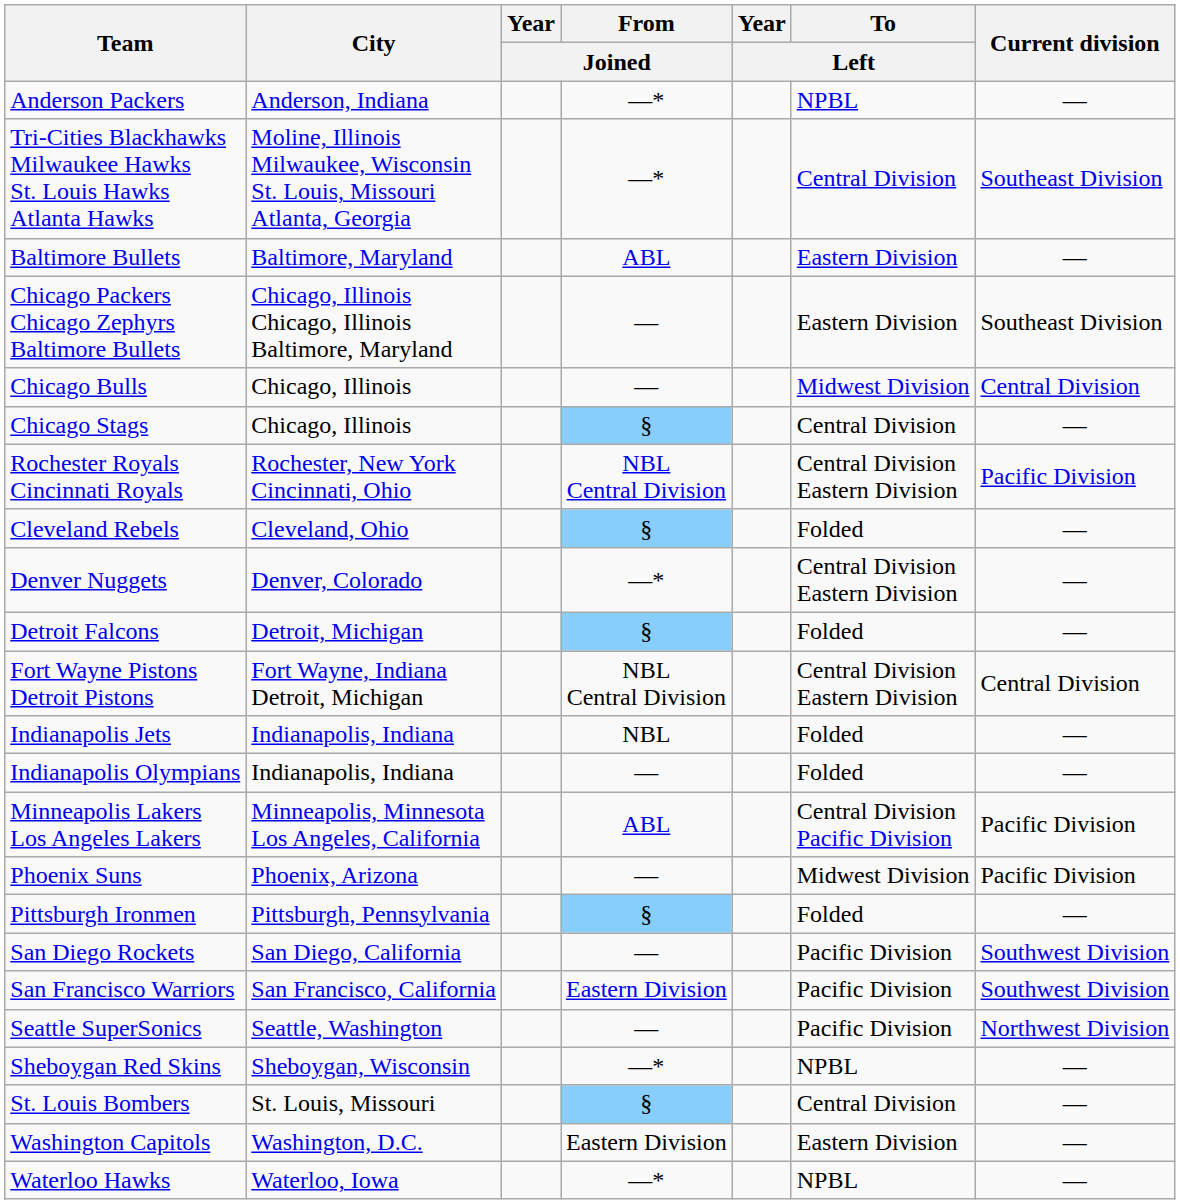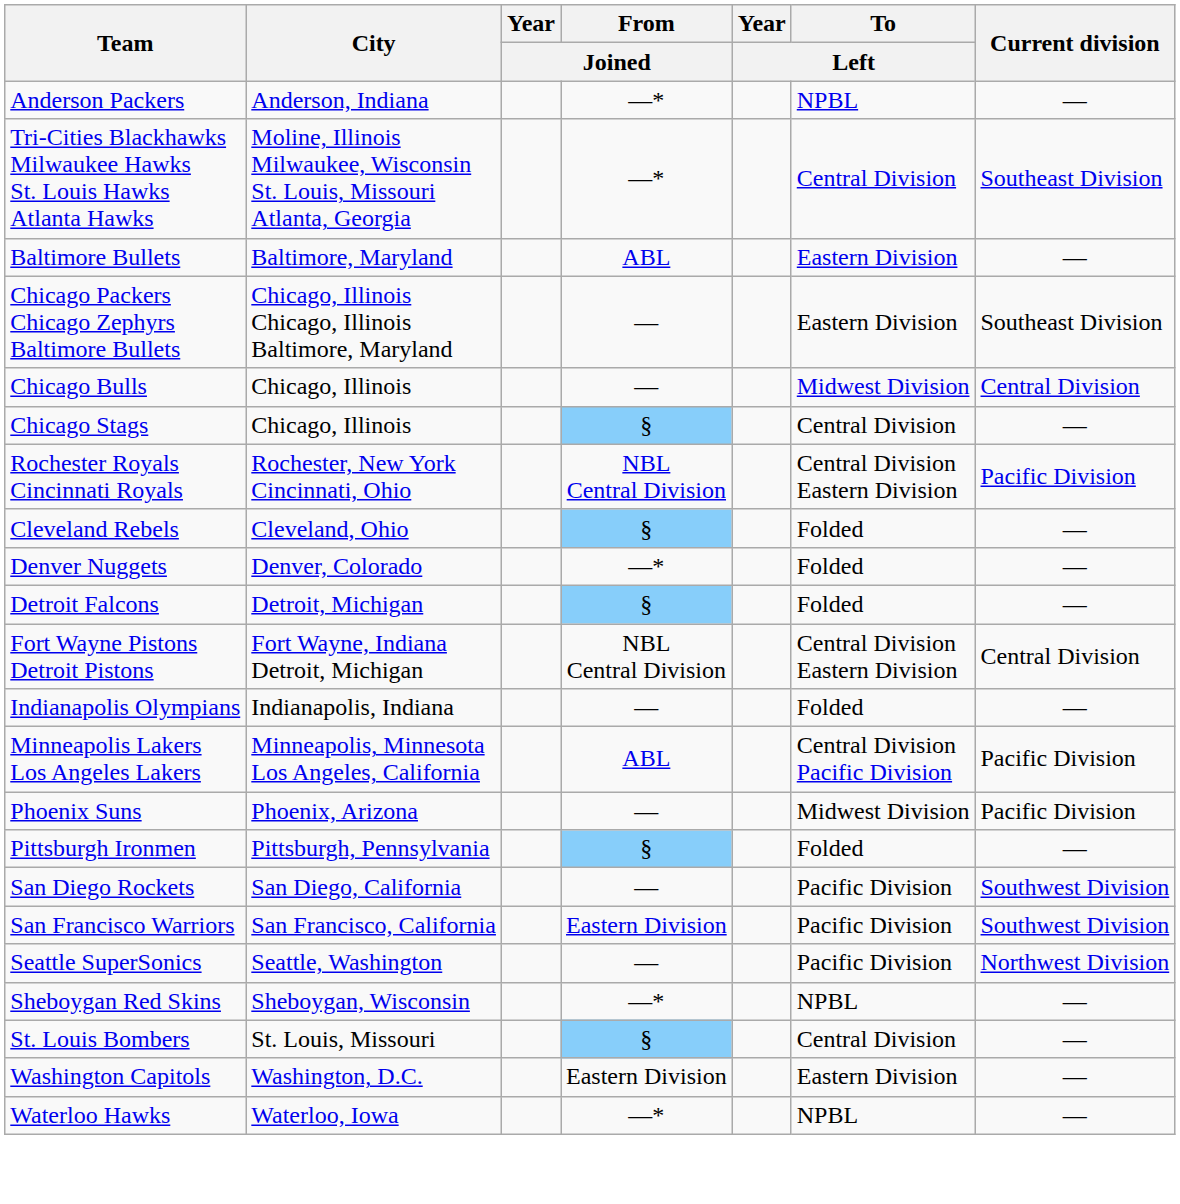(877, 579) Central Division Eastern Division -> (830, 566) Folded
- row: (91, 734)
